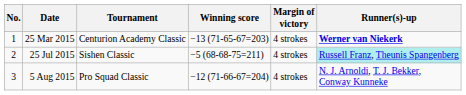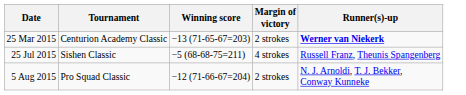- column: (14, 18)
(290, 39) 4 strokes -> (272, 39) 2 strokes
(389, 55) paleturquoise background -> (370, 55) no background
(290, 76) 4 strokes -> (272, 76) 2 strokes
